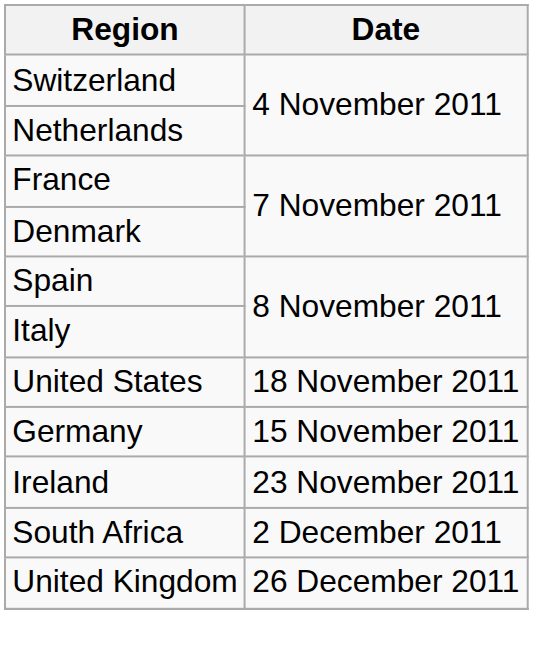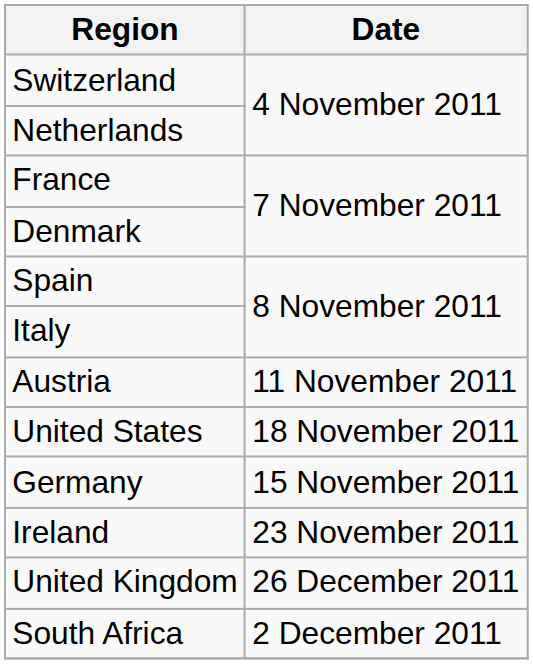+ row: (62, 381)
rows swapped: (98, 532) <-> (125, 582)
